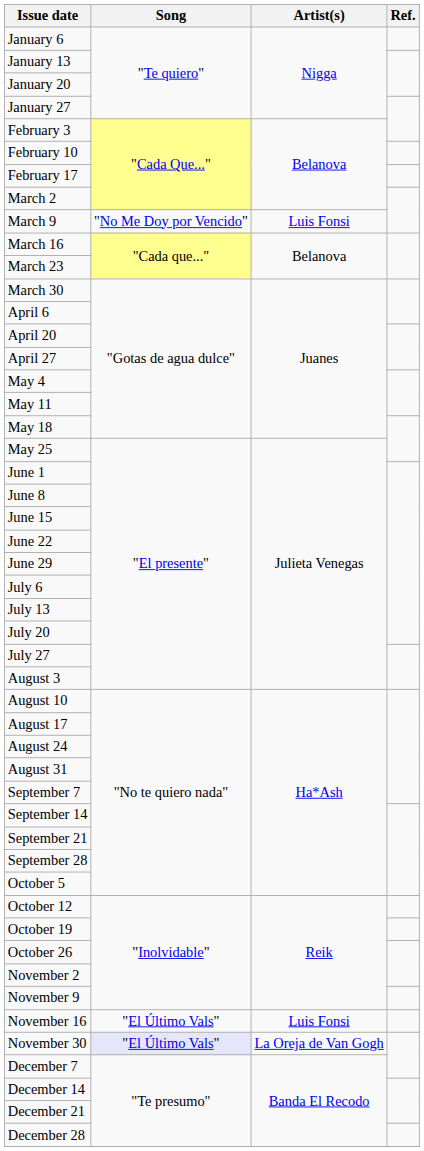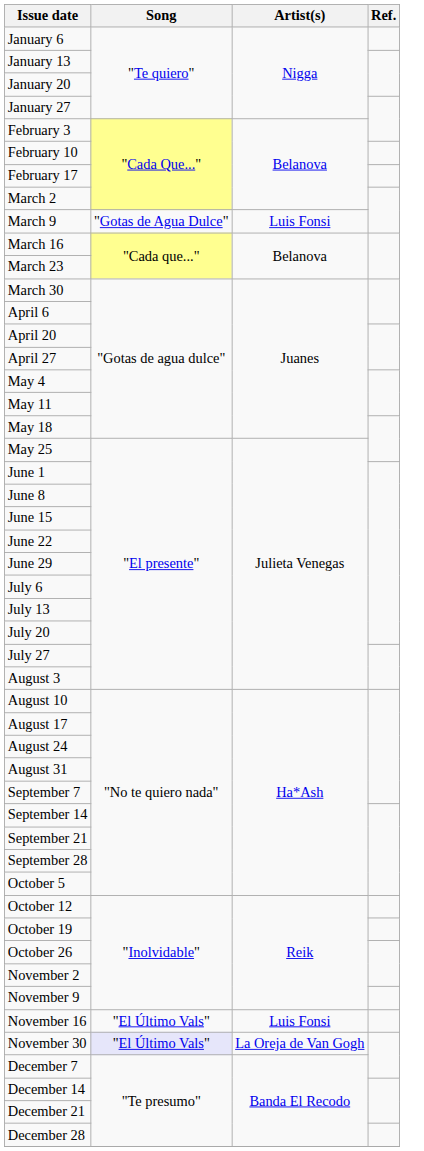(171, 221) "No Me Doy por Vencido" -> (161, 221) "Gotas de Agua Dulce"
